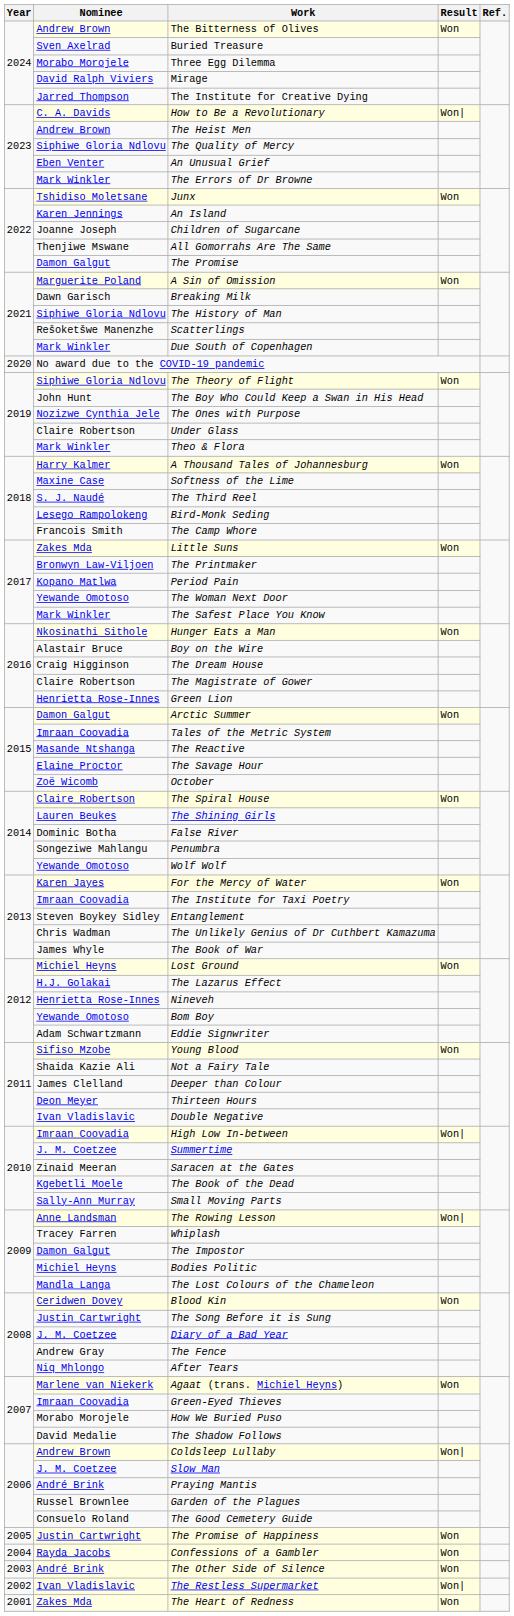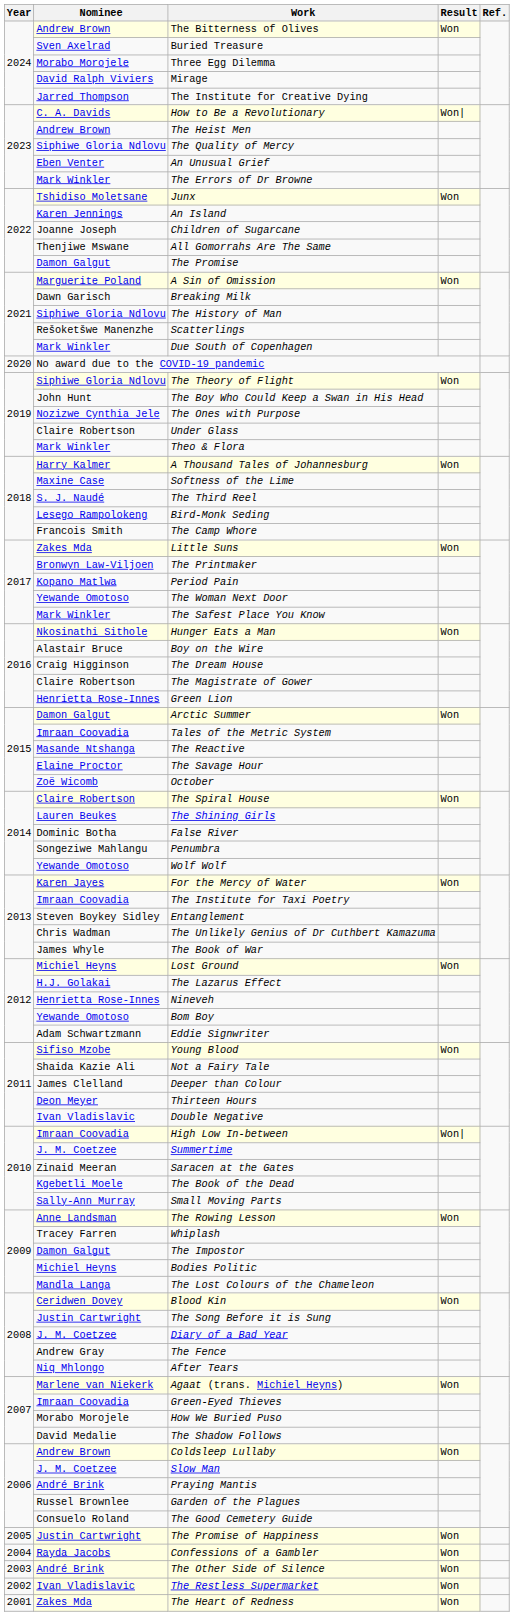(453, 1218) Won| -> (450, 1218) Won
(453, 1452) Won| -> (450, 1452) Won
(453, 1586) Won| -> (450, 1586) Won
